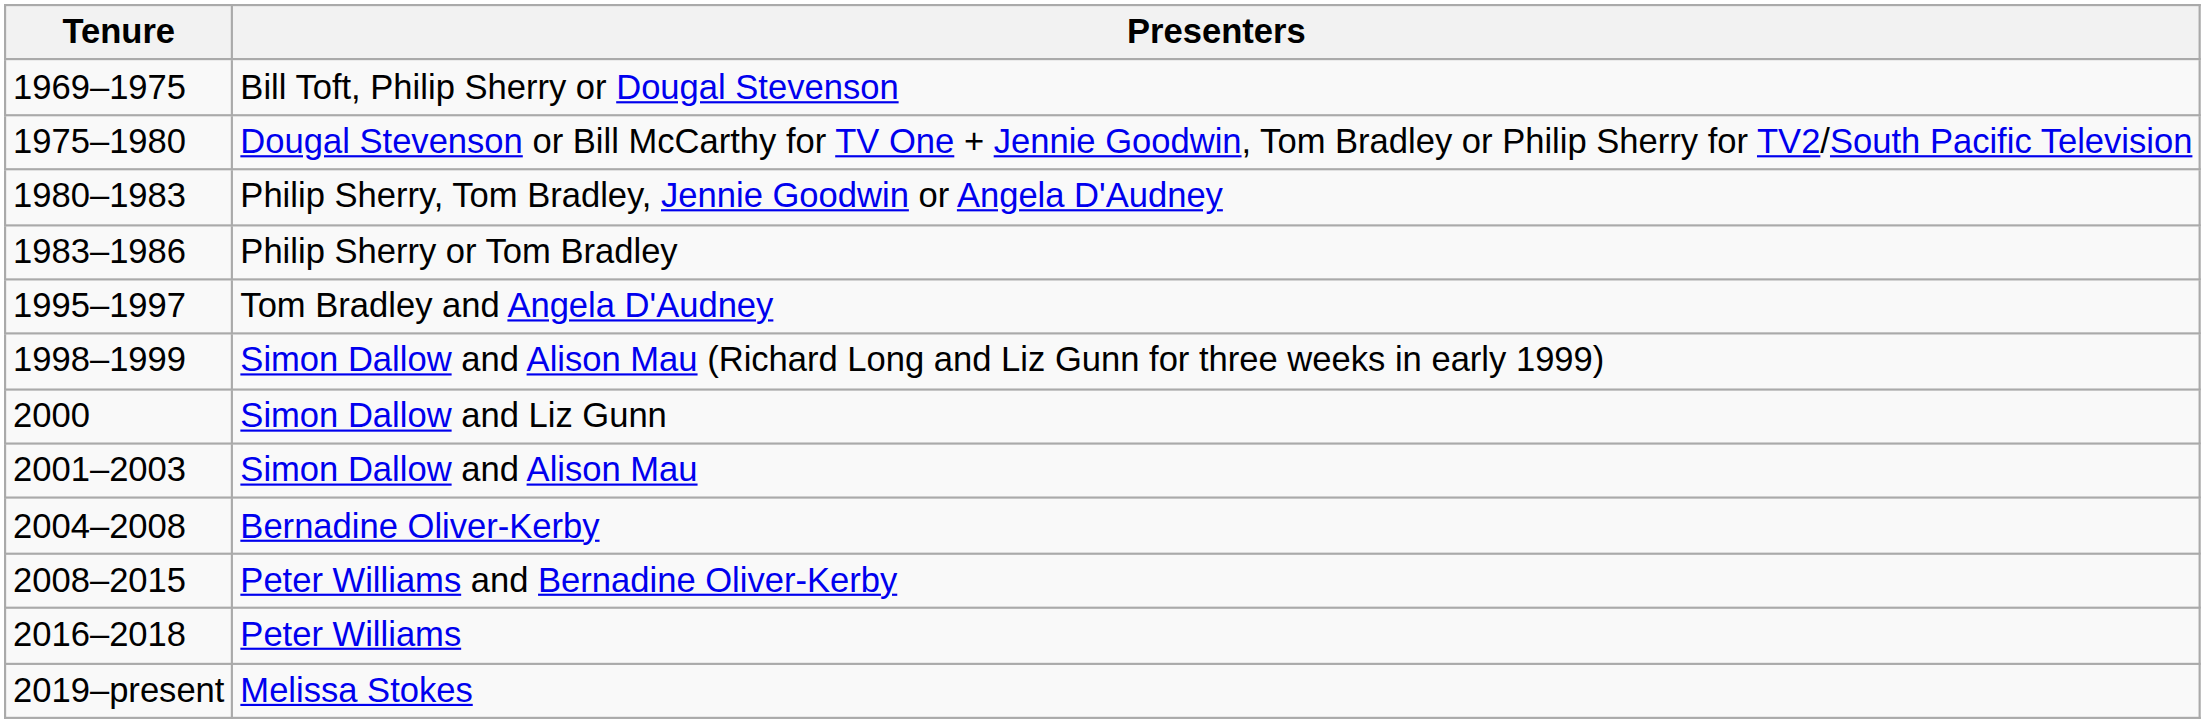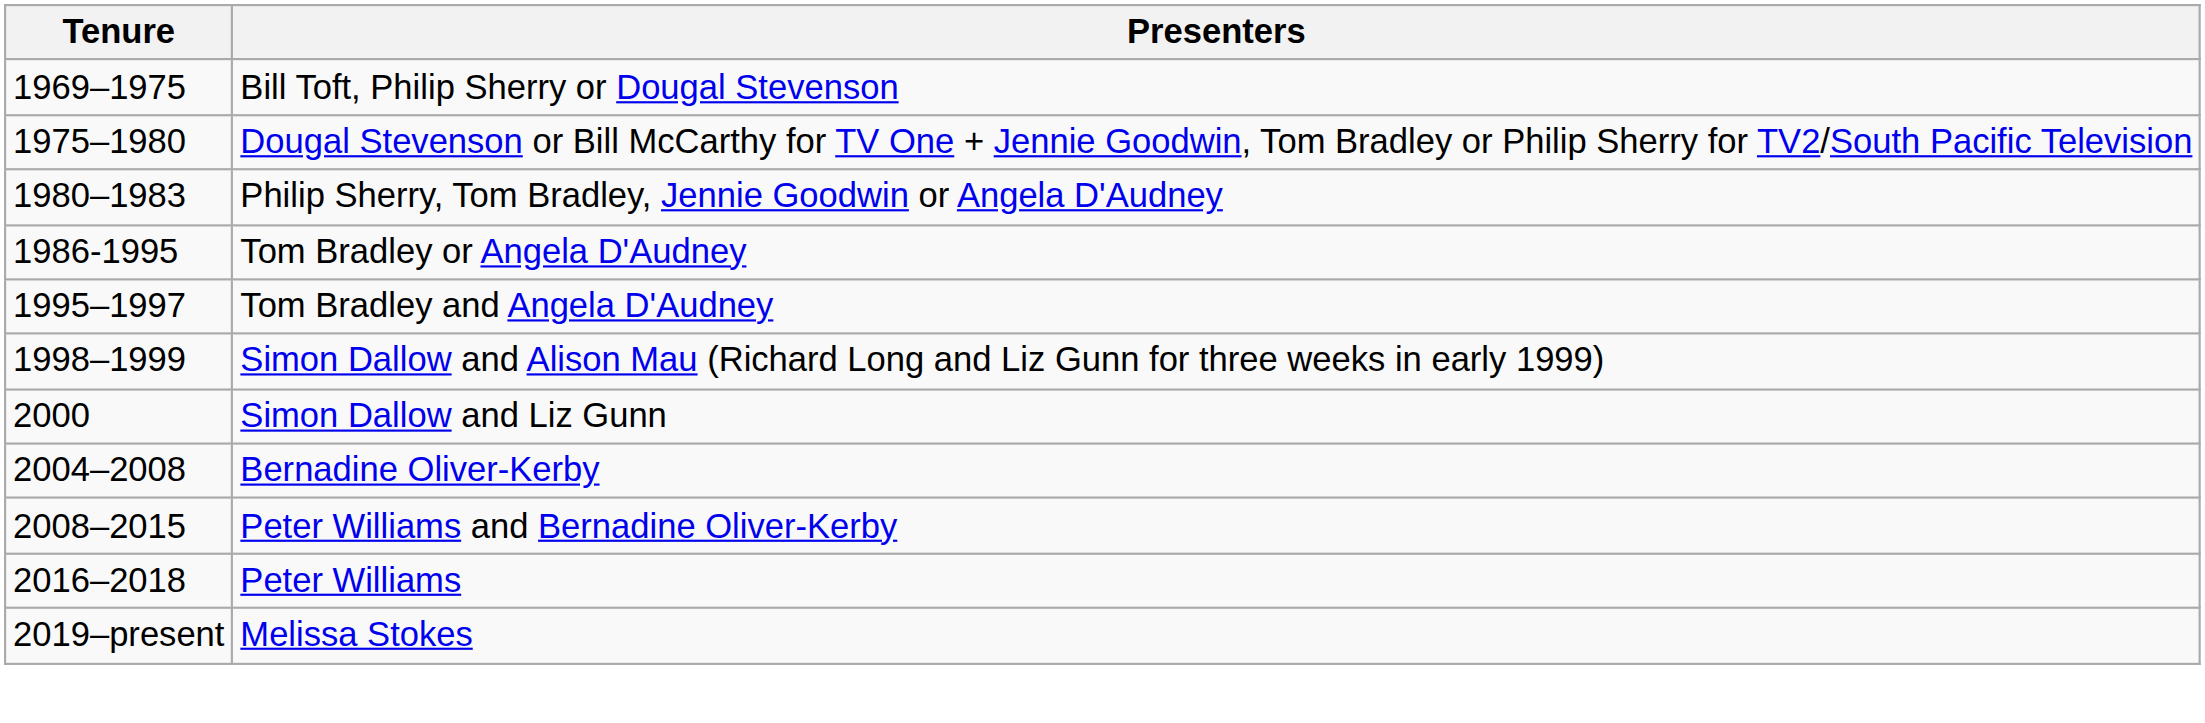- row: (459, 251)
+ row: (493, 251)
- row: (469, 470)
